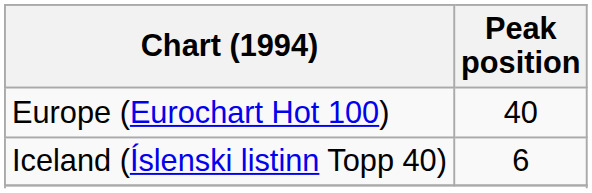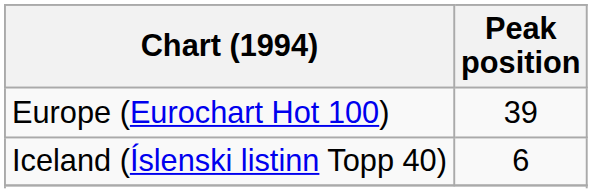(521, 112) 40 -> (521, 112) 39
